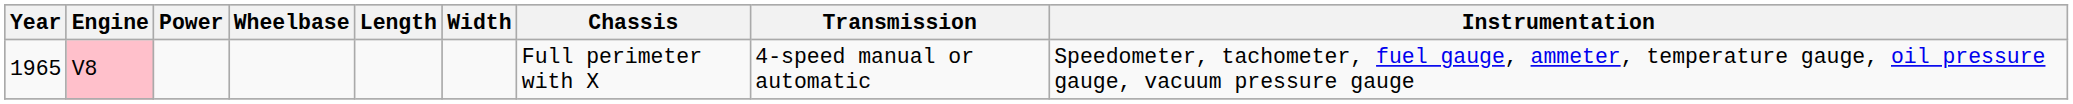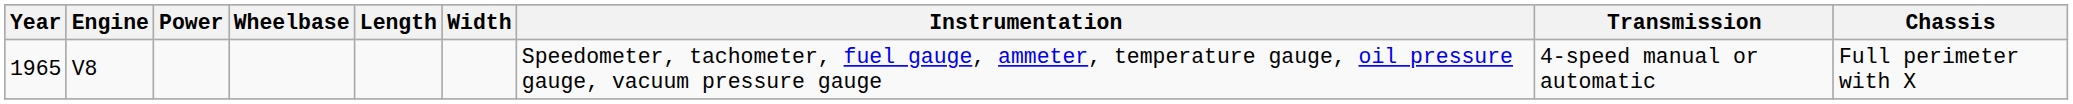columns swapped: (633, 22) <-> (1558, 22)
(85, 70) pink background -> (85, 70) no background
